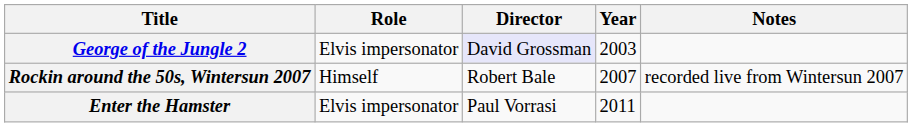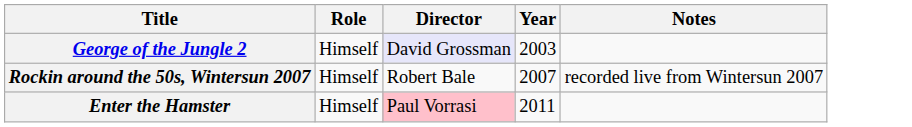(389, 48) Elvis impersonator -> (349, 48) Himself
(389, 106) Elvis impersonator -> (349, 106) Himself
(512, 106) no background -> (432, 106) pink background
